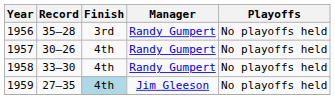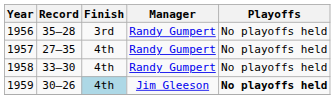(59, 49) 30–26 -> (59, 49) 27–35
(59, 85) 27–35 -> (59, 85) 30–26
(274, 85) normal -> (274, 85) bold
